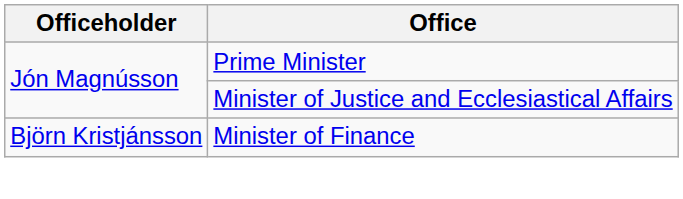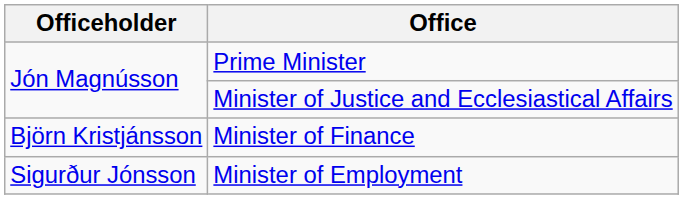+ row: (338, 174)
